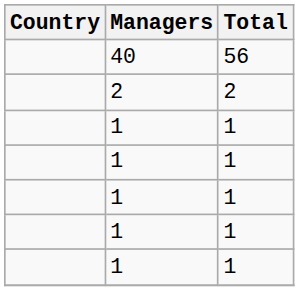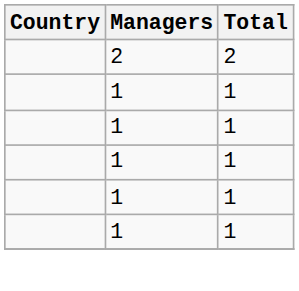- row: (123, 57)
